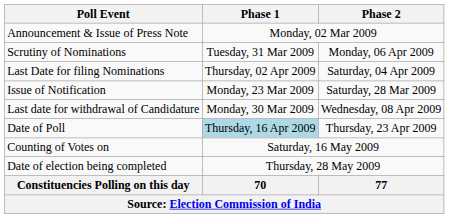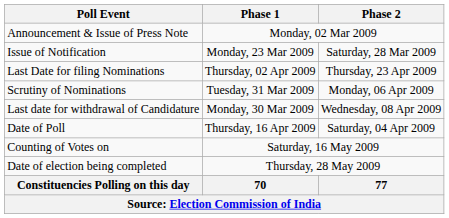rows swapped: (56, 90) <-> (66, 52)
(381, 71) Saturday, 04 Apr 2009 -> (381, 71) Thursday, 23 Apr 2009
(260, 128) lightblue background -> (260, 128) no background
(381, 128) Thursday, 23 Apr 2009 -> (381, 128) Saturday, 04 Apr 2009
